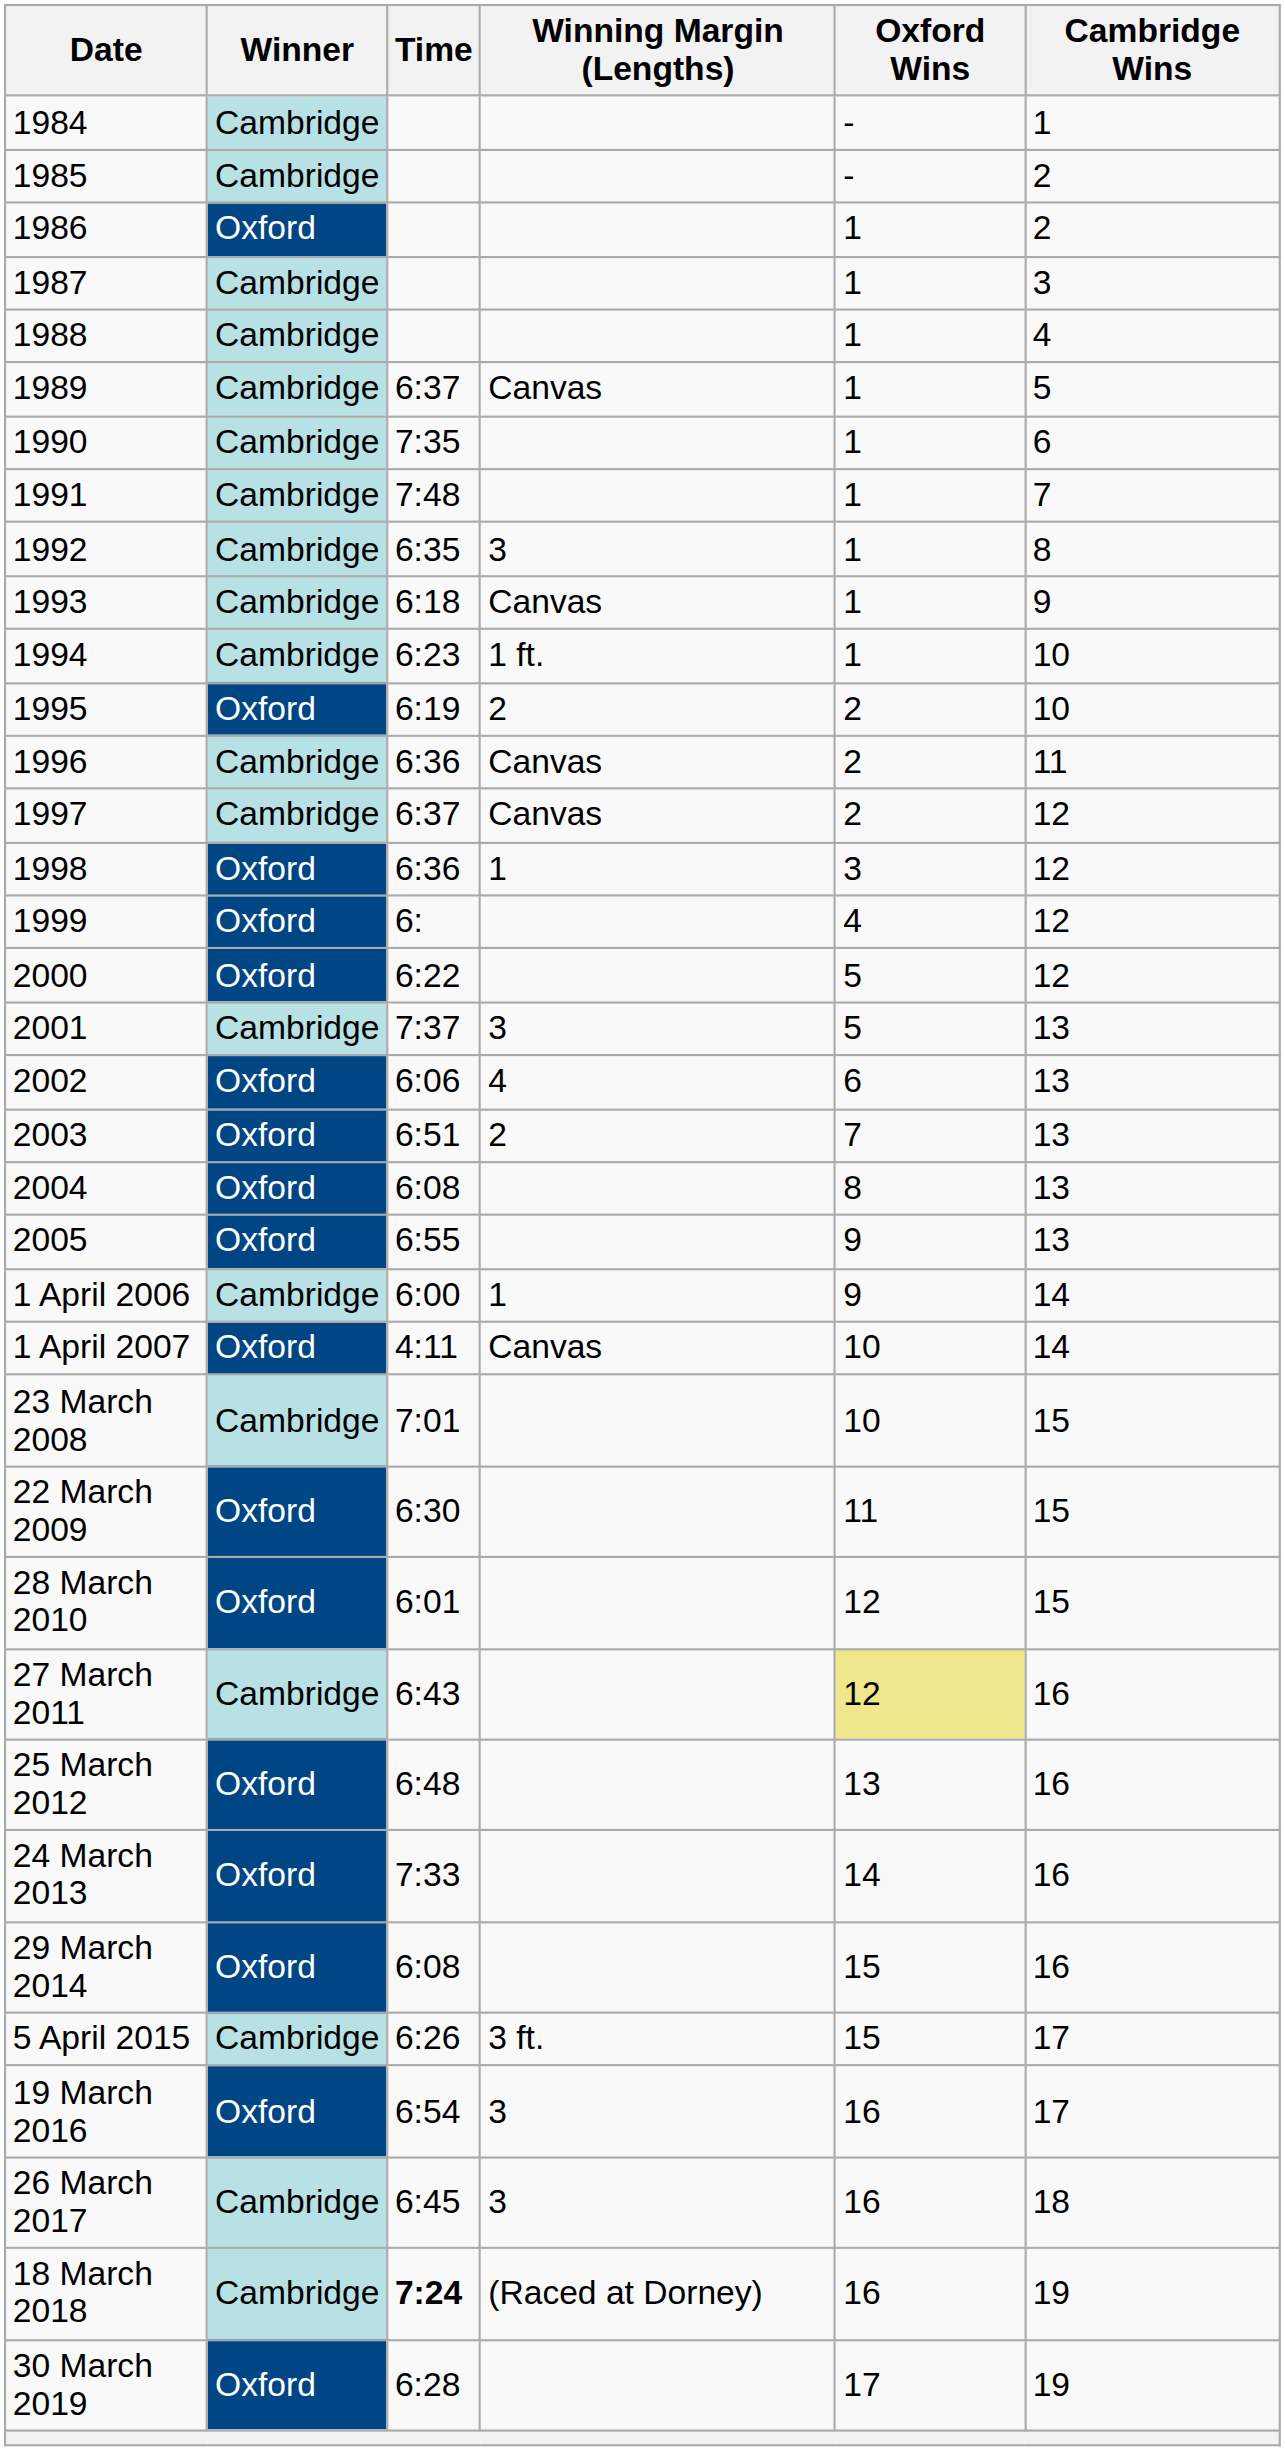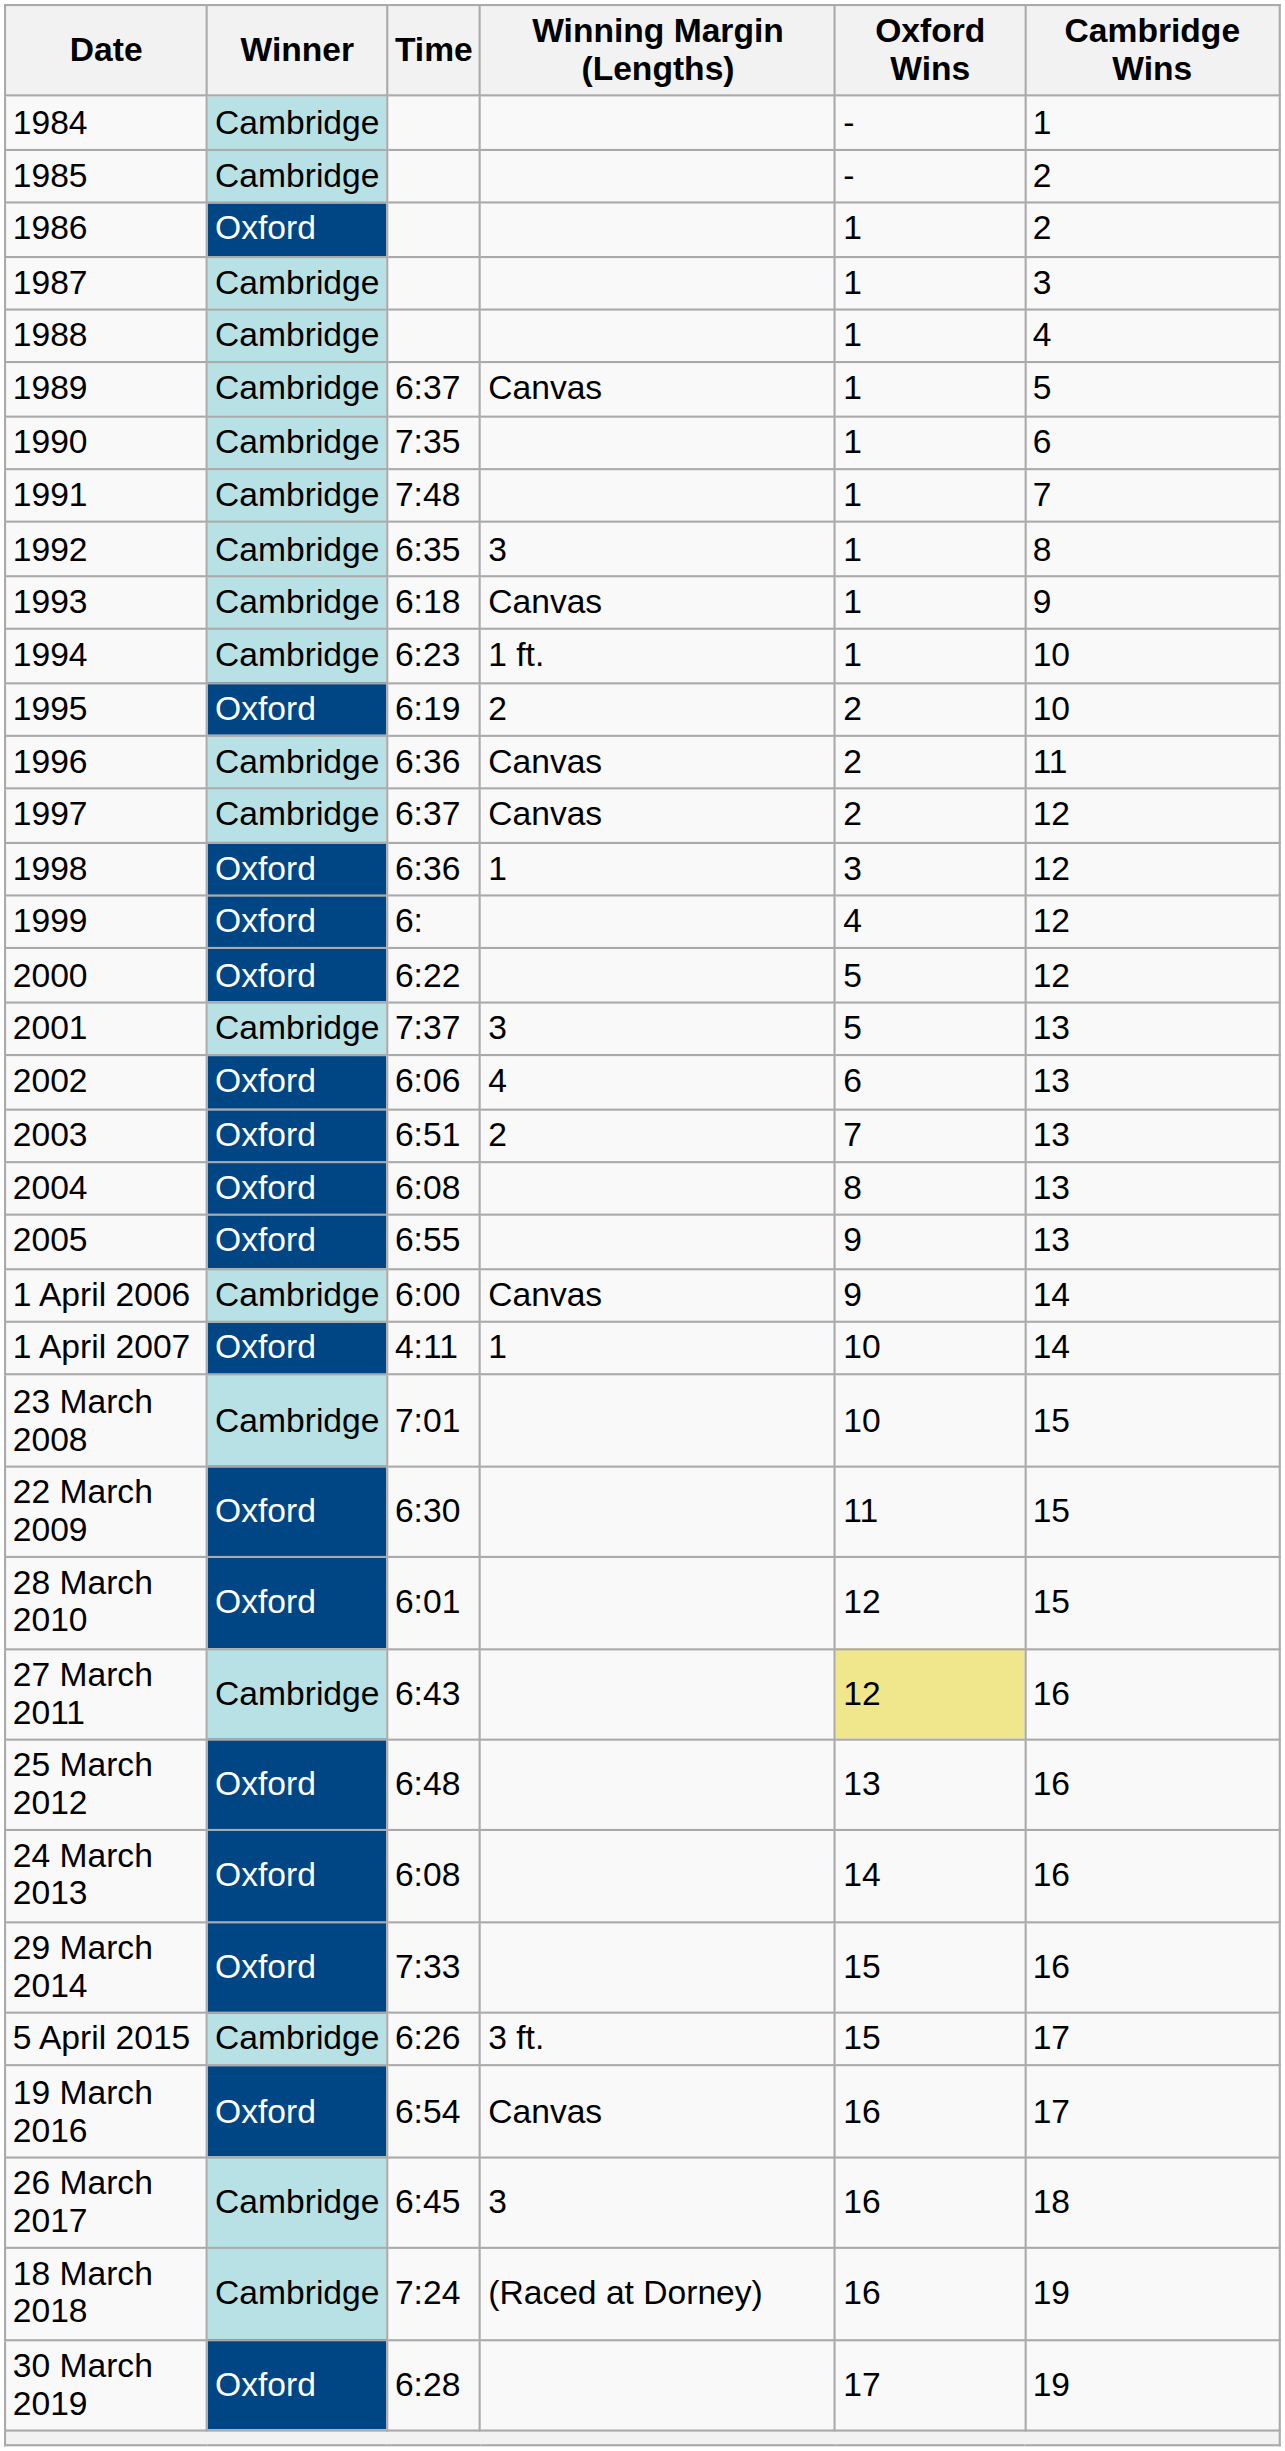(498, 1294) 1 -> (545, 1294) Canvas
(545, 1347) Canvas -> (498, 1347) 1
(428, 1875) 7:33 -> (428, 1875) 6:08
(428, 1966) 6:08 -> (428, 1966) 7:33
(498, 2110) 3 -> (545, 2110) Canvas
(429, 2293) bold -> (428, 2293) normal
